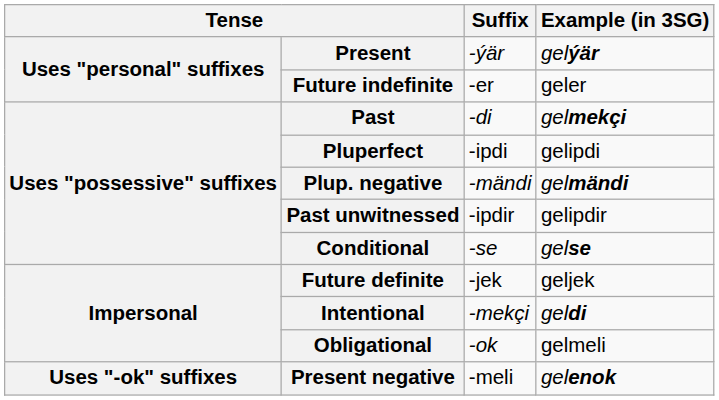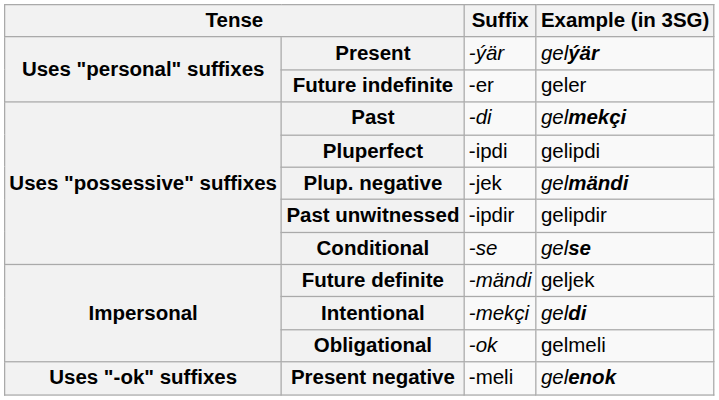(500, 183) -mändi -> (485, 183) -jek
(485, 280) -jek -> (500, 280) -mändi
